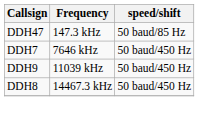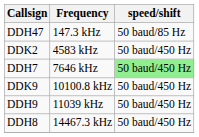+ row: (22, 50)
(154, 50) no background -> (154, 68) lightgreen background
+ row: (22, 86)
